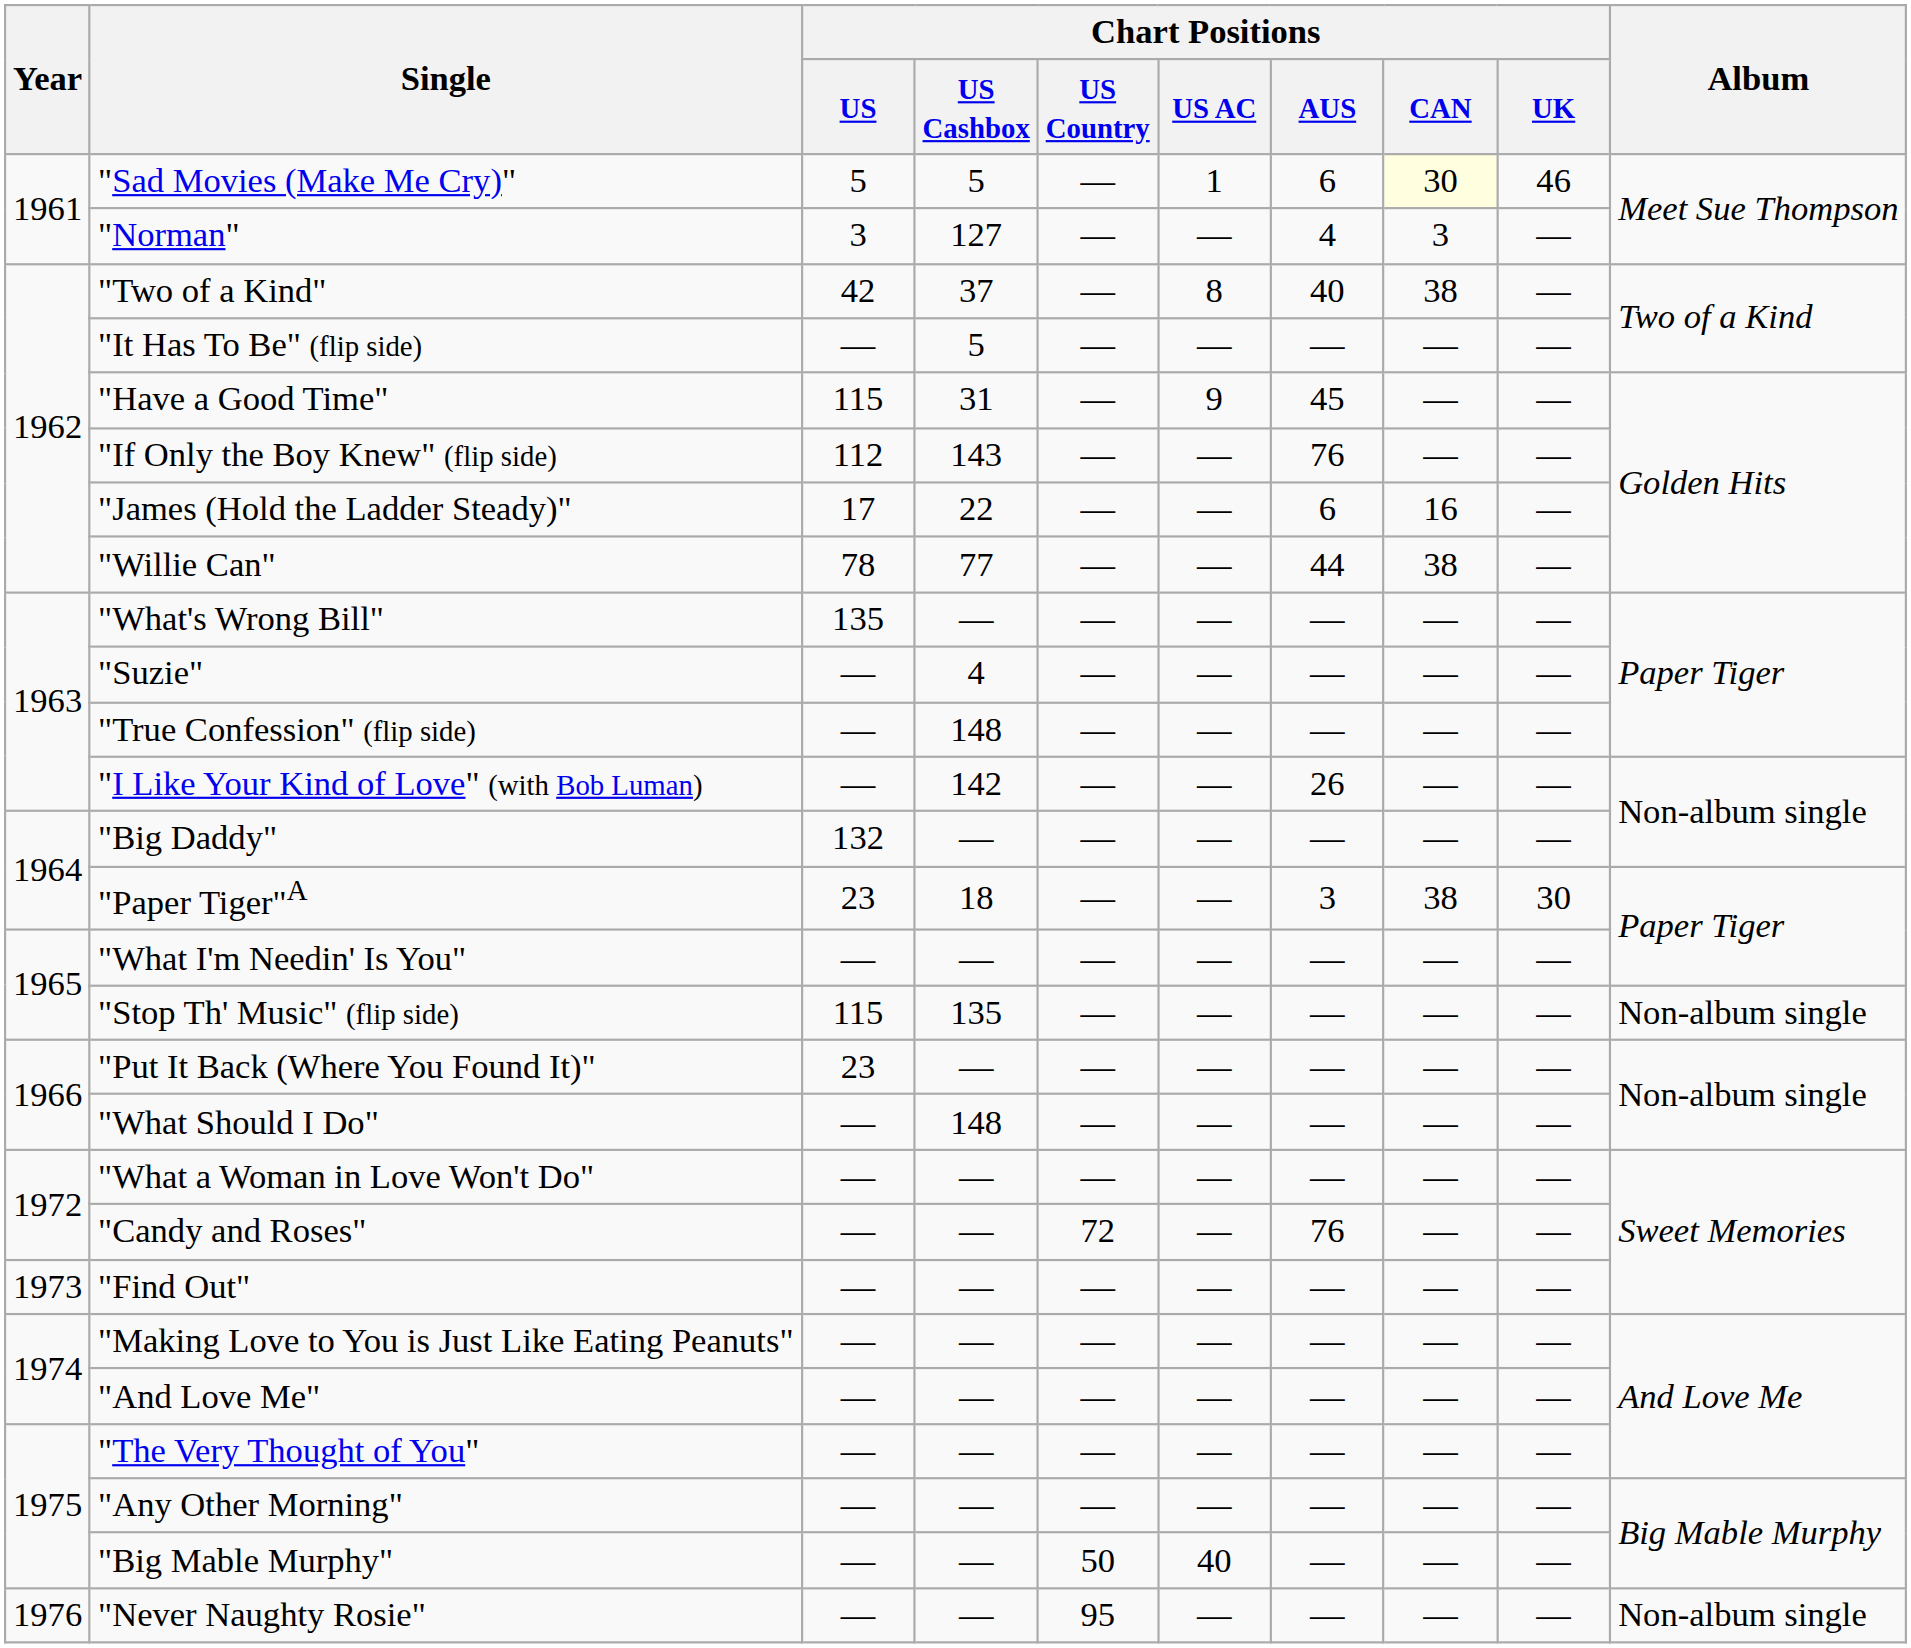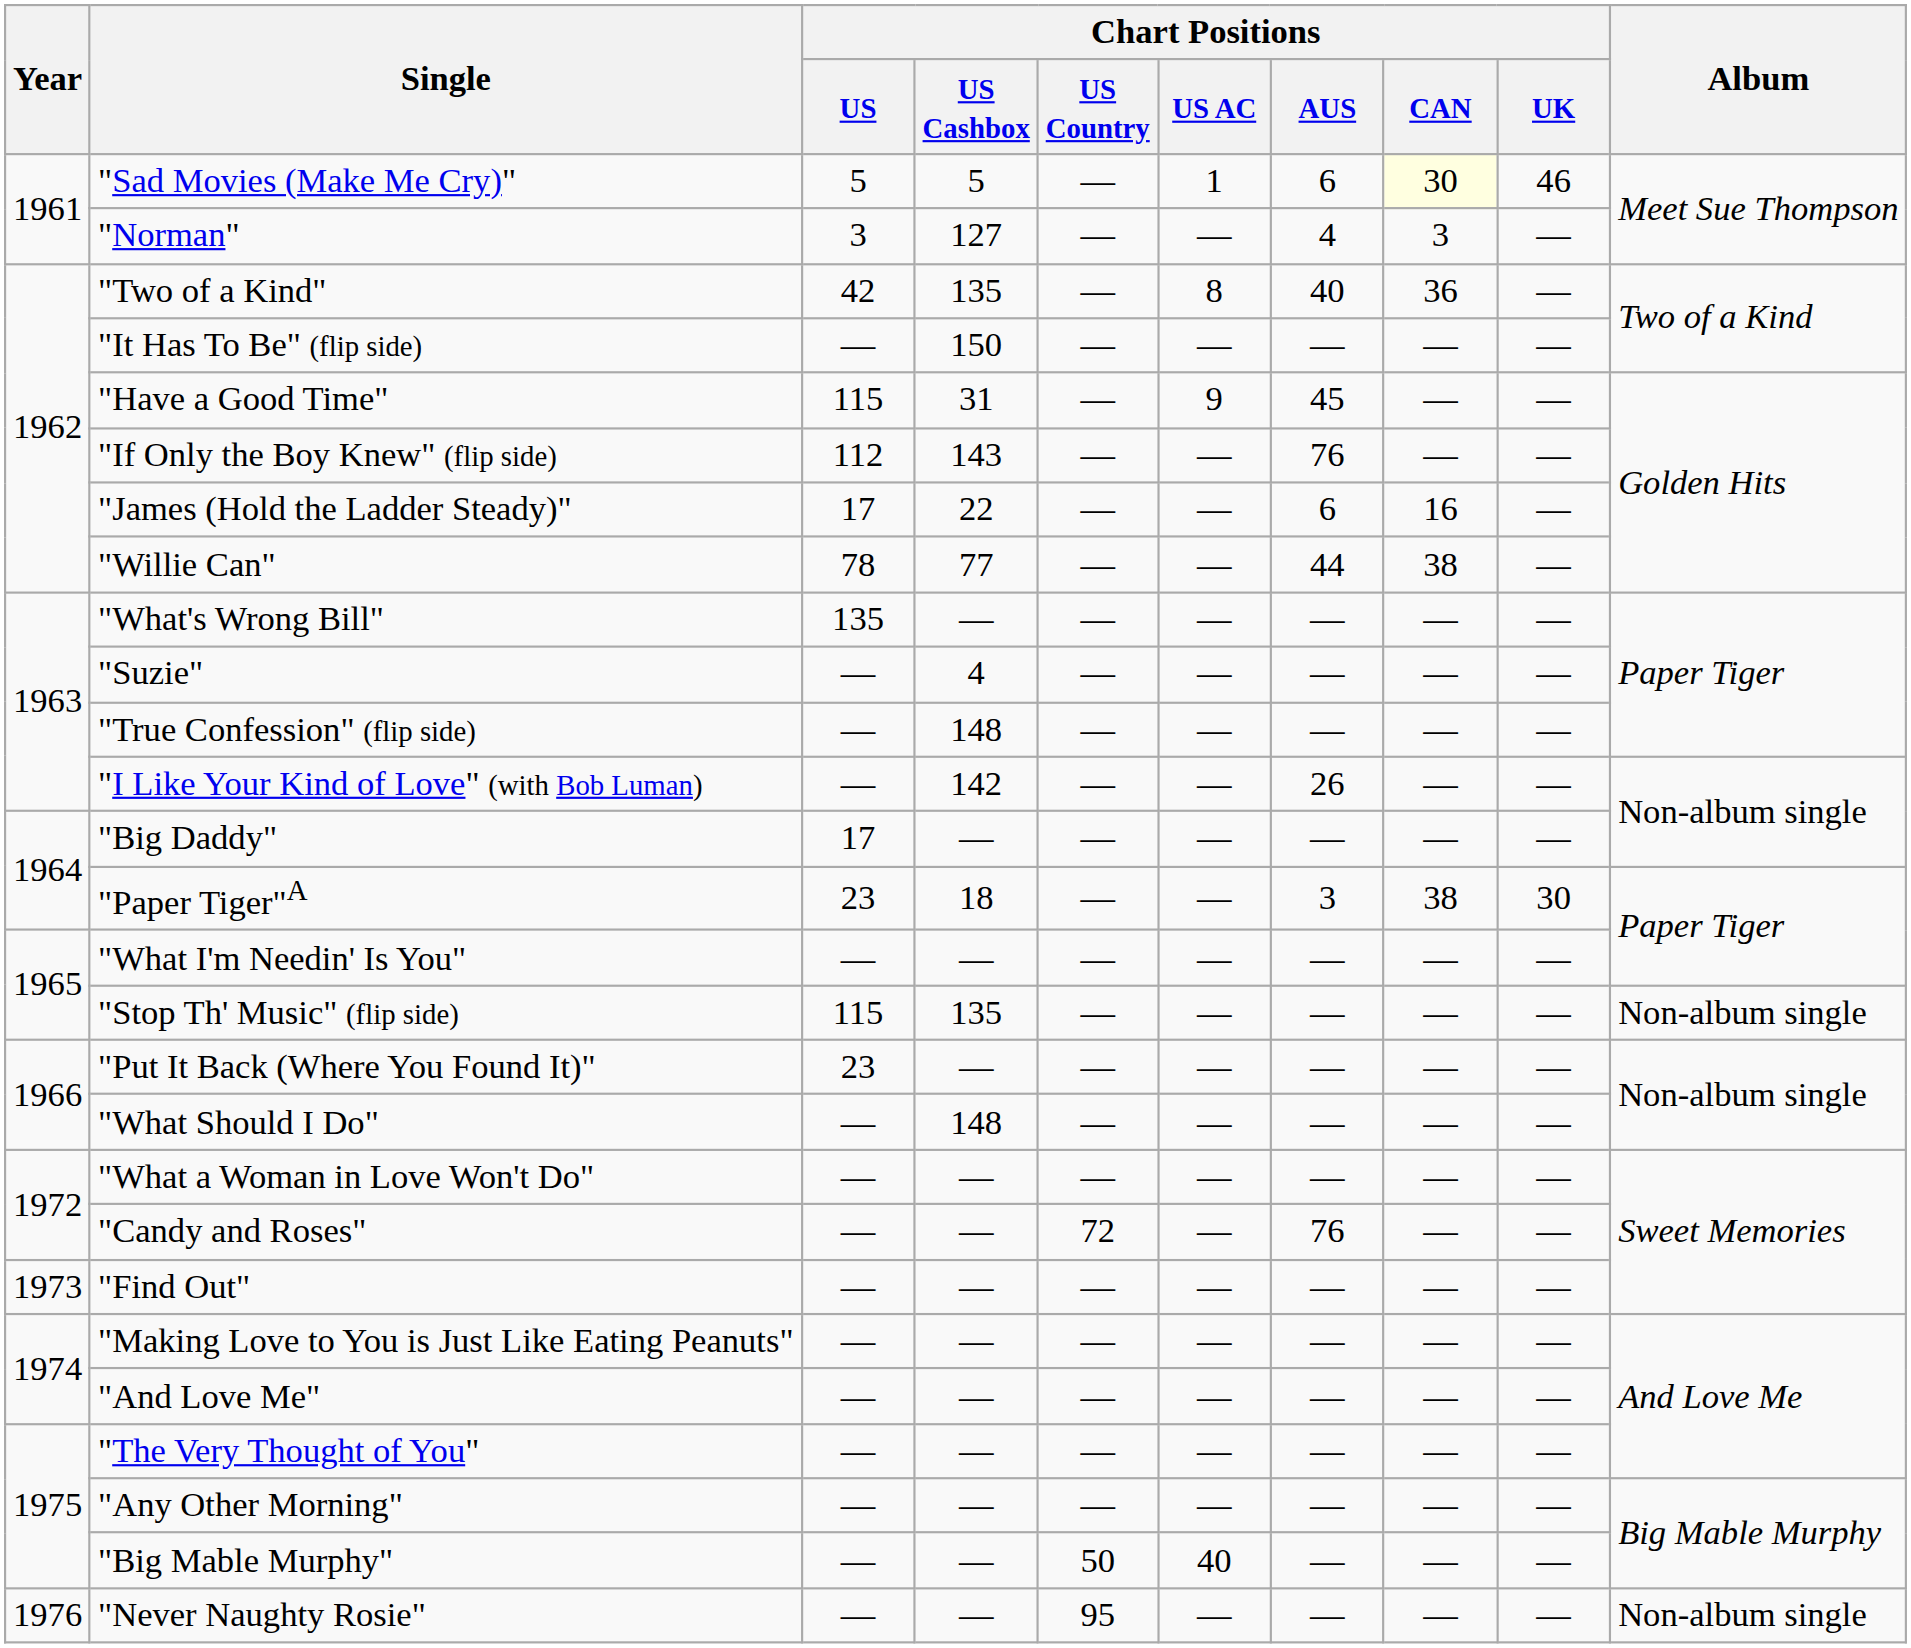(976, 290) 37 -> (976, 290) 135
(1441, 290) 38 -> (1441, 290) 36
(976, 344) 5 -> (976, 344) 150
(858, 838) 132 -> (858, 838) 17
